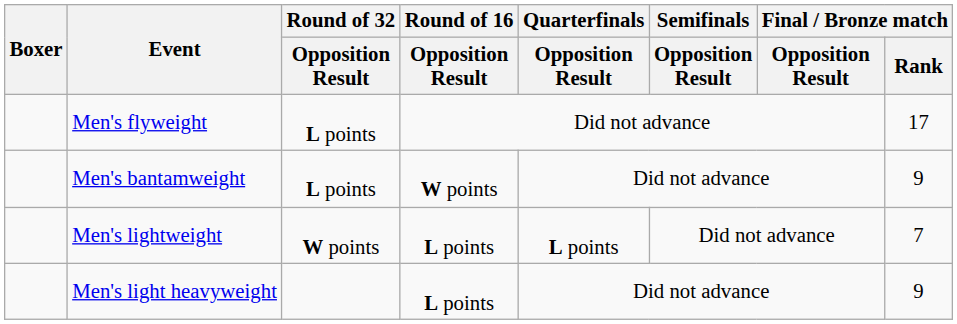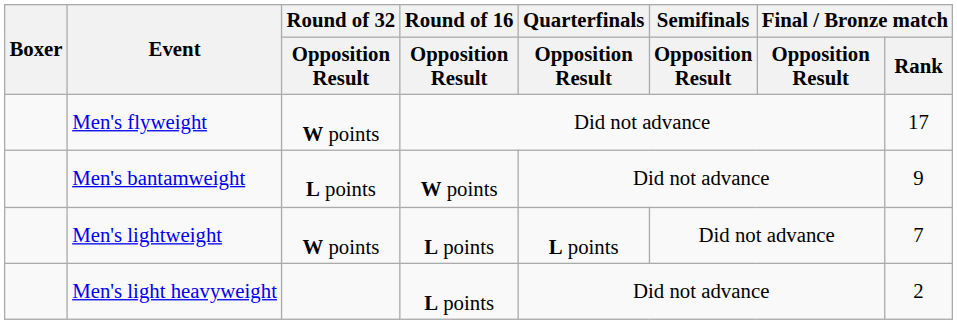(341, 133) L points -> (341, 133) W points
(919, 291) 9 -> (919, 291) 2
